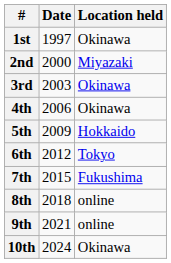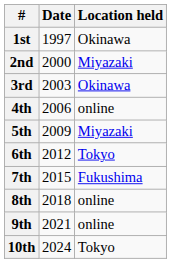(104, 108) Okinawa -> (96, 108) online
(107, 131) Hokkaido -> (105, 131) Miyazaki
(104, 246) Okinawa -> (96, 246) Tokyo
